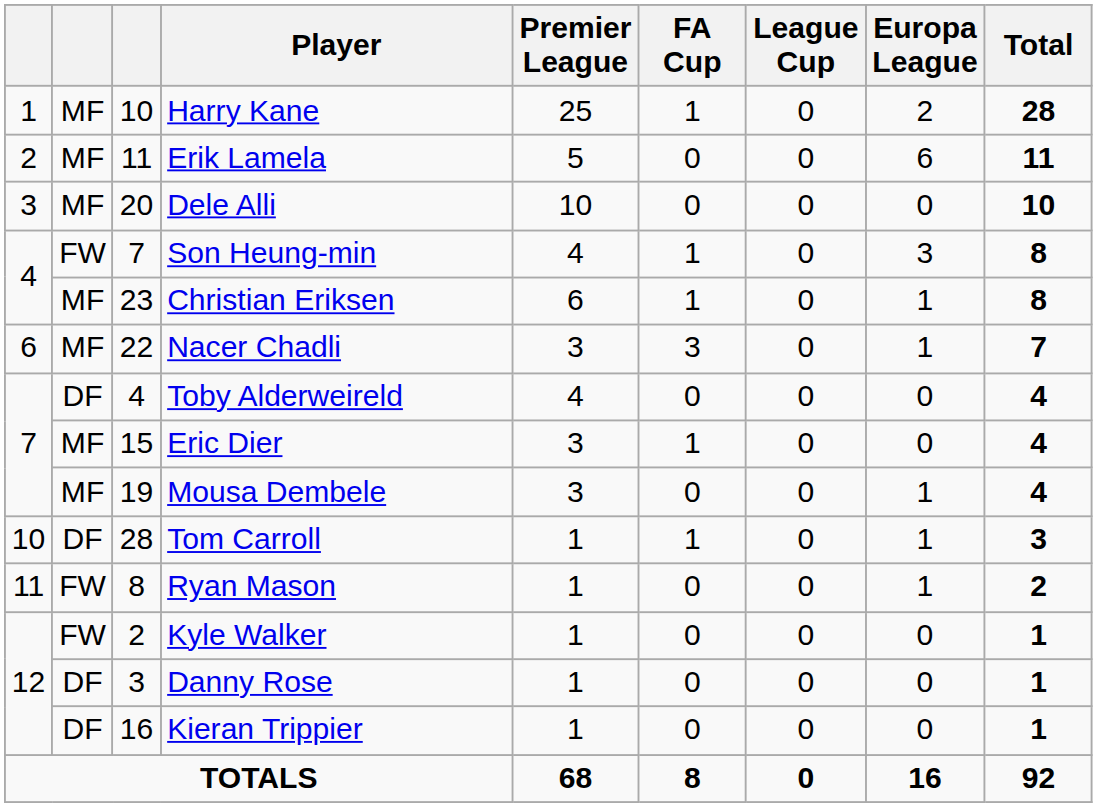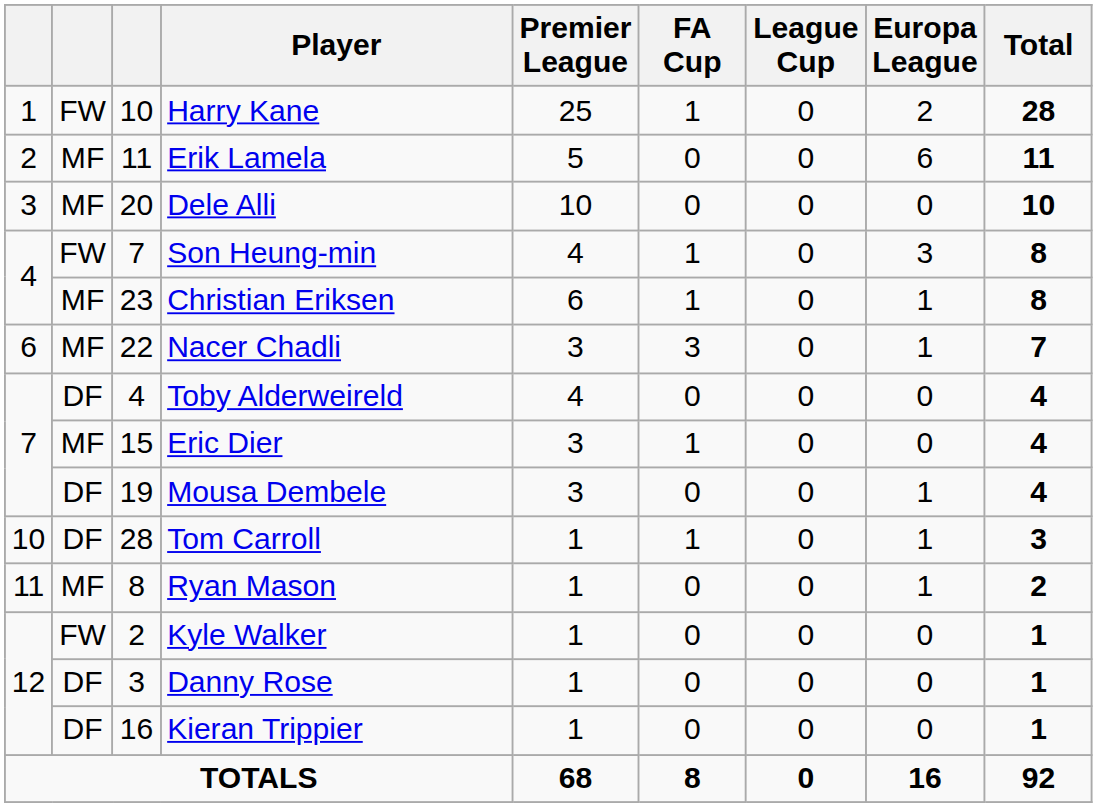(83, 109) MF -> (83, 109) FW
(83, 491) MF -> (83, 491) DF
(83, 586) FW -> (83, 586) MF
